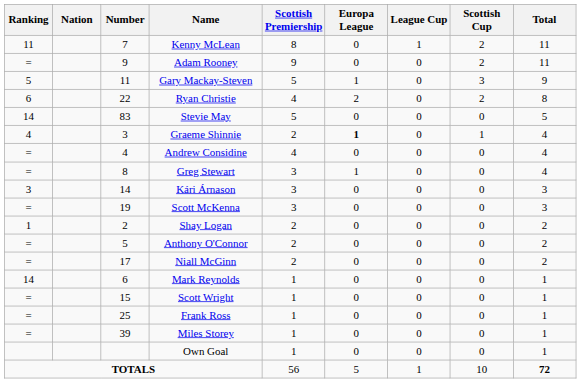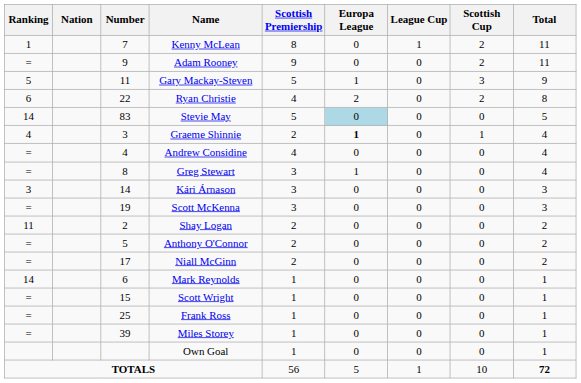(29, 44) 11 -> (29, 44) 1
(356, 116) no background -> (356, 116) lightblue background
(29, 225) 1 -> (29, 225) 11
